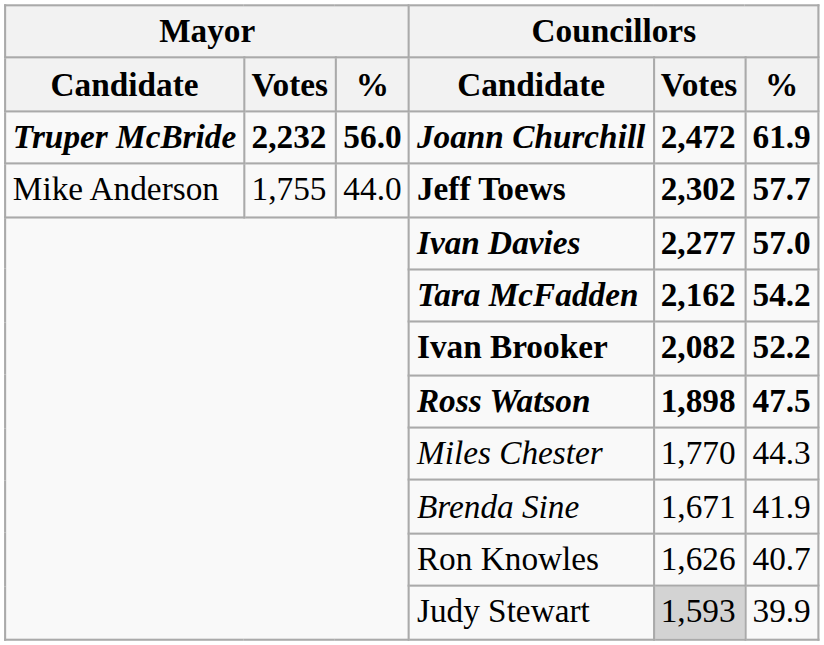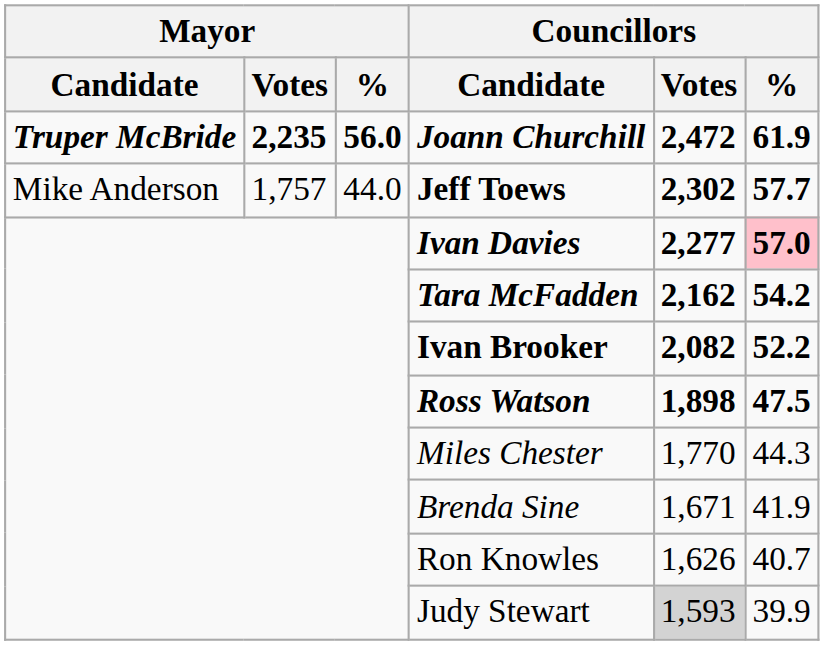(289, 136) 2,232 -> (289, 136) 2,235
(289, 189) 1,755 -> (289, 189) 1,757
(782, 242) no background -> (782, 242) pink background
